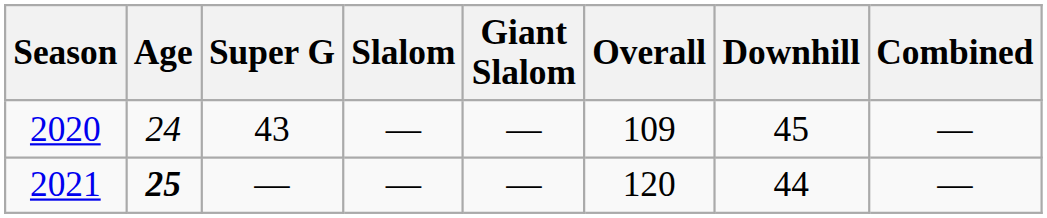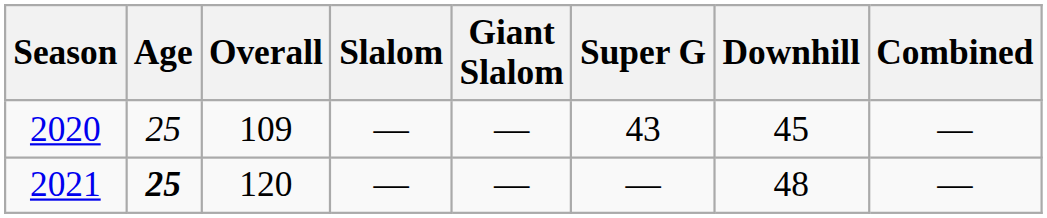columns swapped: (649, 52) <-> (272, 52)
(163, 128) 24 -> (163, 128) 25
(791, 184) 44 -> (791, 184) 48
